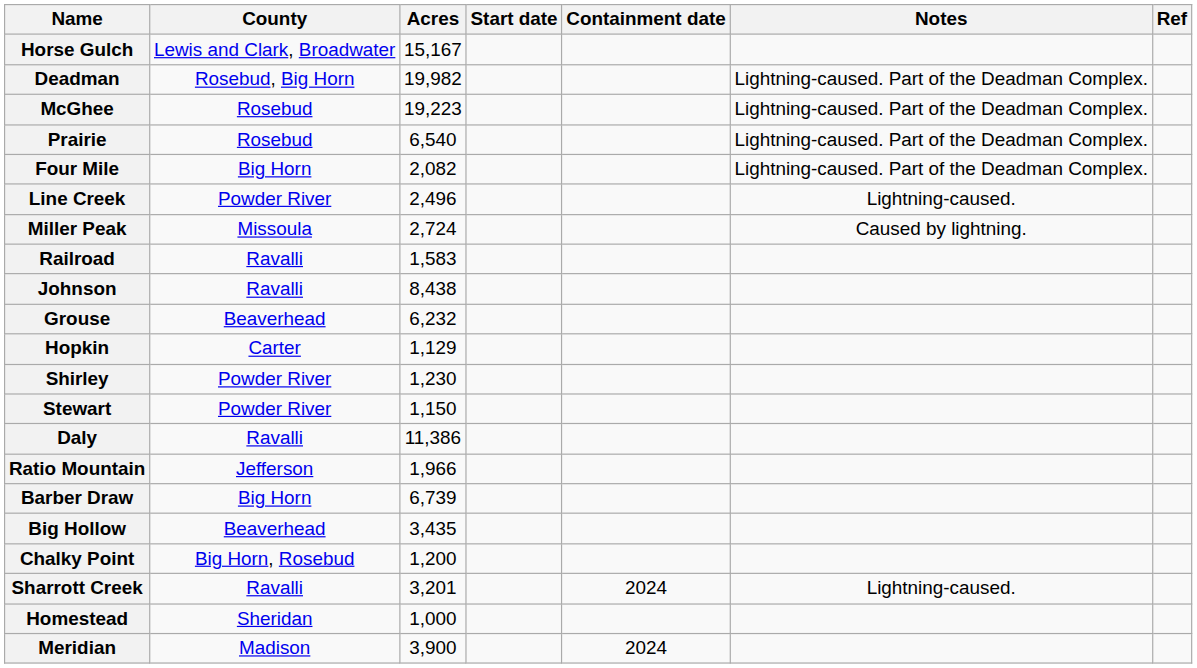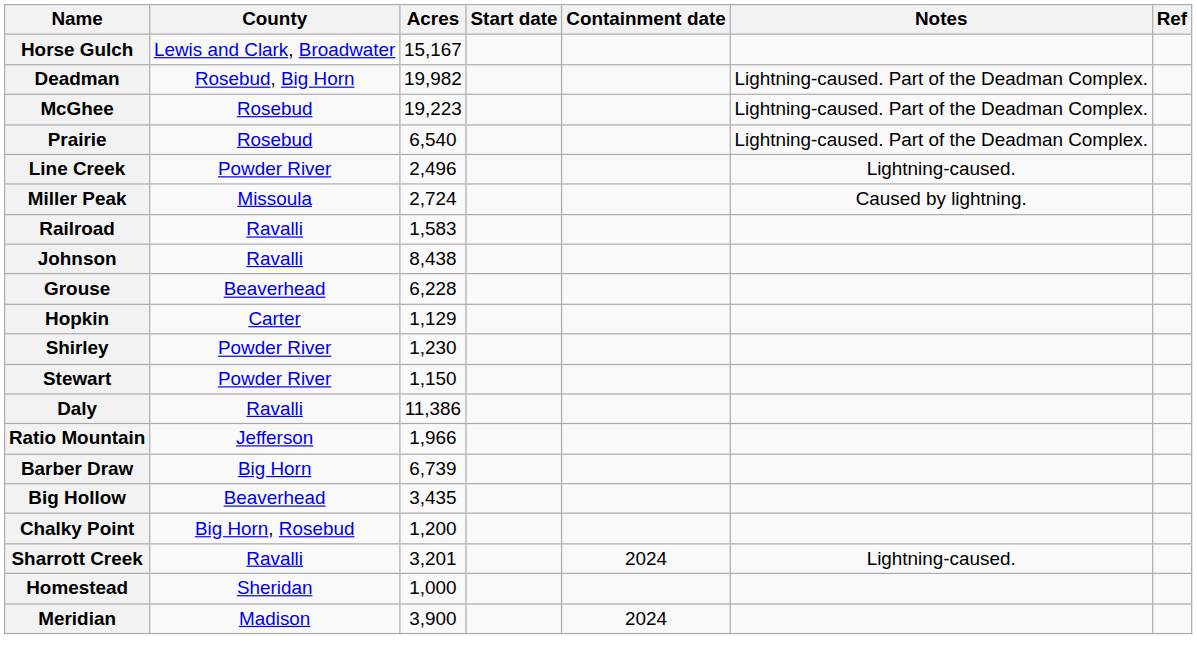- row: (77, 169)
(433, 318) 6,232 -> (433, 288) 6,228
